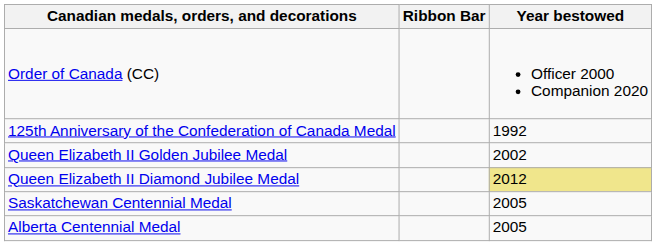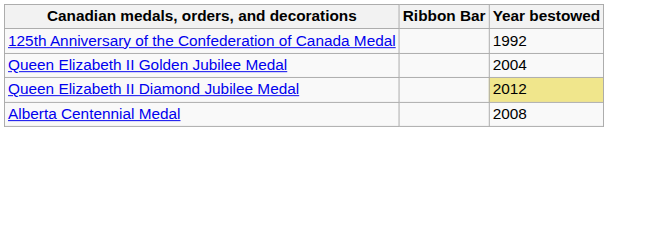- row: (84, 73)
(510, 155) 2002 -> (510, 65) 2004
- row: (120, 203)
(510, 228) 2005 -> (510, 114) 2008
